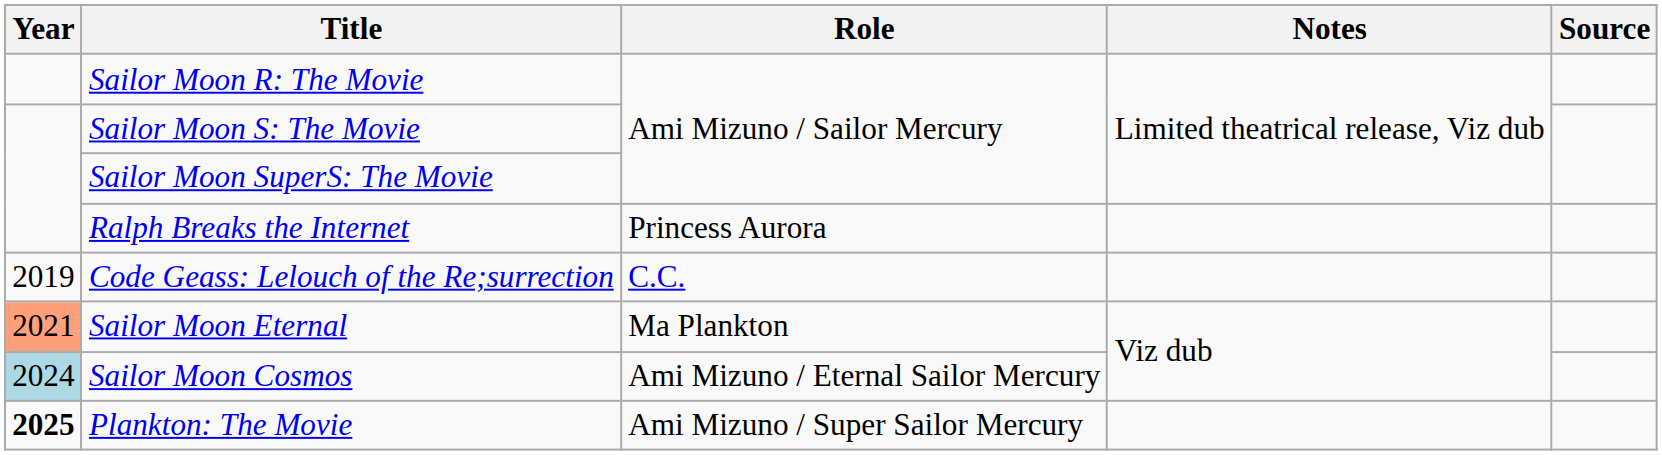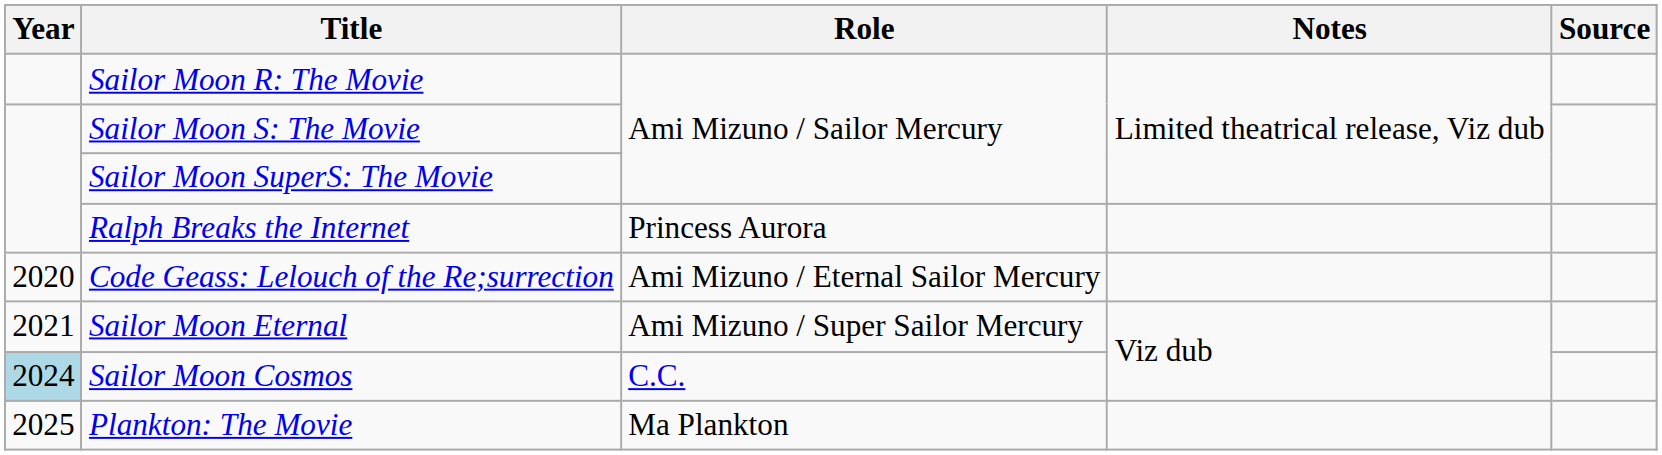(43, 276) 2019 -> (43, 276) 2020
(657, 276) C.C. -> (864, 276) Ami Mizuno / Eternal Sailor Mercury
(43, 326) lightsalmon background -> (43, 326) no background
(708, 326) Ma Plankton -> (856, 326) Ami Mizuno / Super Sailor Mercury
(864, 375) Ami Mizuno / Eternal Sailor Mercury -> (657, 375) C.C.
(43, 425) bold -> (43, 425) normal
(856, 425) Ami Mizuno / Super Sailor Mercury -> (708, 425) Ma Plankton
